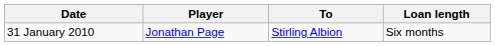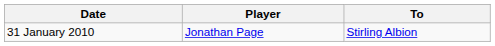- column: (437, 14)
